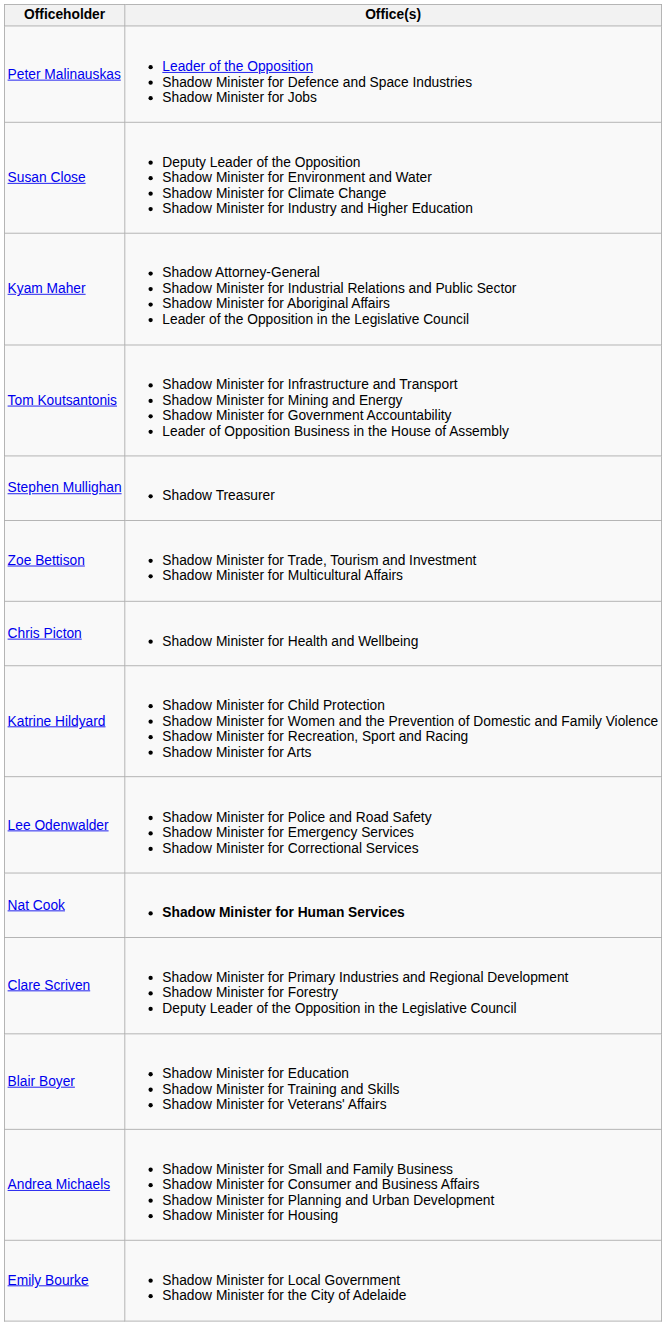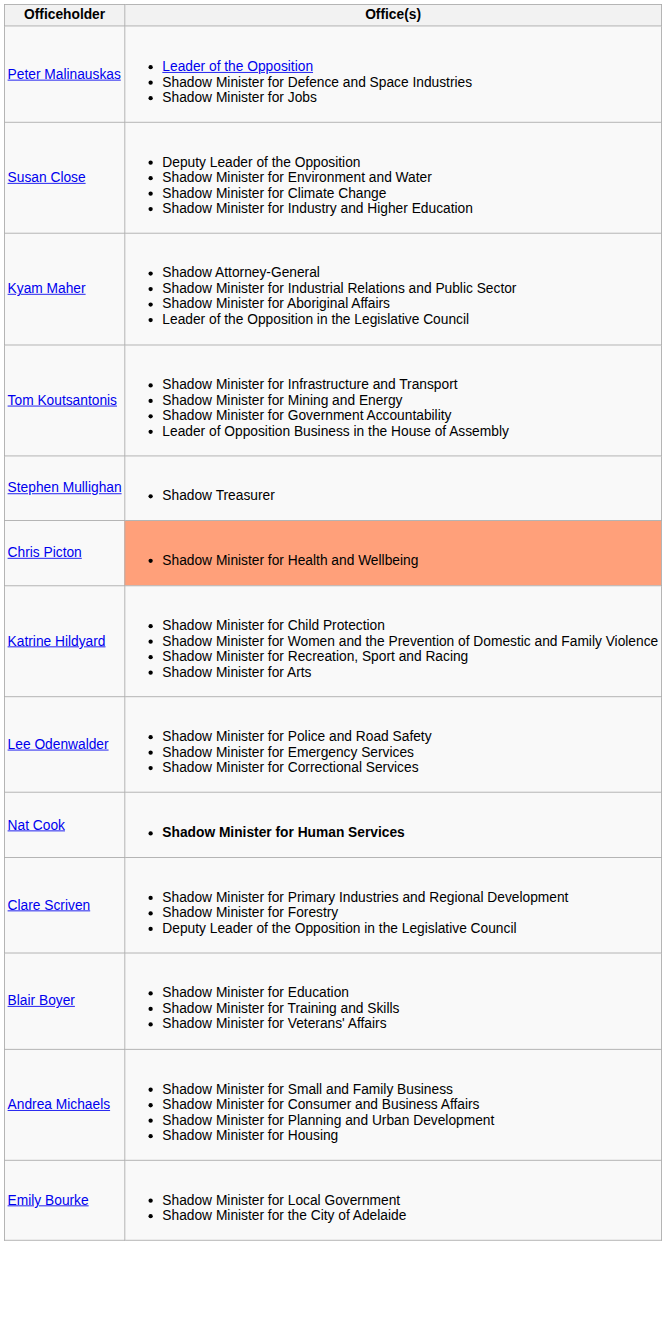- row: (46, 560)
(393, 641) no background -> (393, 561) lightsalmon background
